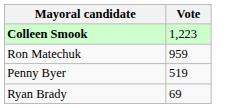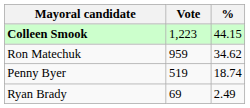+ column: (228, 14)
